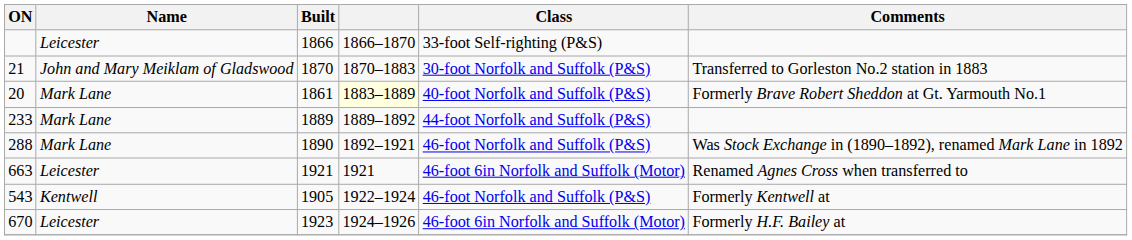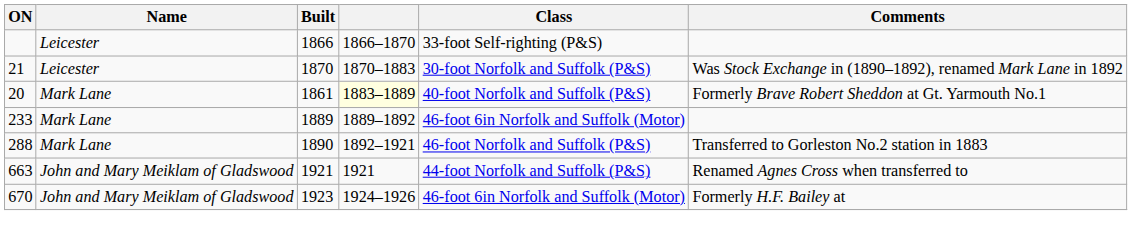(167, 68) John and Mary Meiklam of Gladswood -> (70, 68) Leicester
(840, 68) Transferred to Gorleston No.2 station in 1883 -> (908, 68) Was Stock Exchange in (1890–1892), renamed Mark Lane in 1892
(537, 119) 44-foot Norfolk and Suffolk (P&S) -> (554, 119) 46-foot 6in Norfolk and Suffolk (Motor)
(908, 145) Was Stock Exchange in (1890–1892), renamed Mark Lane in 1892 -> (840, 145) Transferred to Gorleston No.2 station in 1883
(70, 171) Leicester -> (167, 171) John and Mary Meiklam of Gladswood
(554, 171) 46-foot 6in Norfolk and Suffolk (Motor) -> (537, 171) 44-foot Norfolk and Suffolk (P&S)
- row: (20, 196)
(70, 222) Leicester -> (167, 196) John and Mary Meiklam of Gladswood
